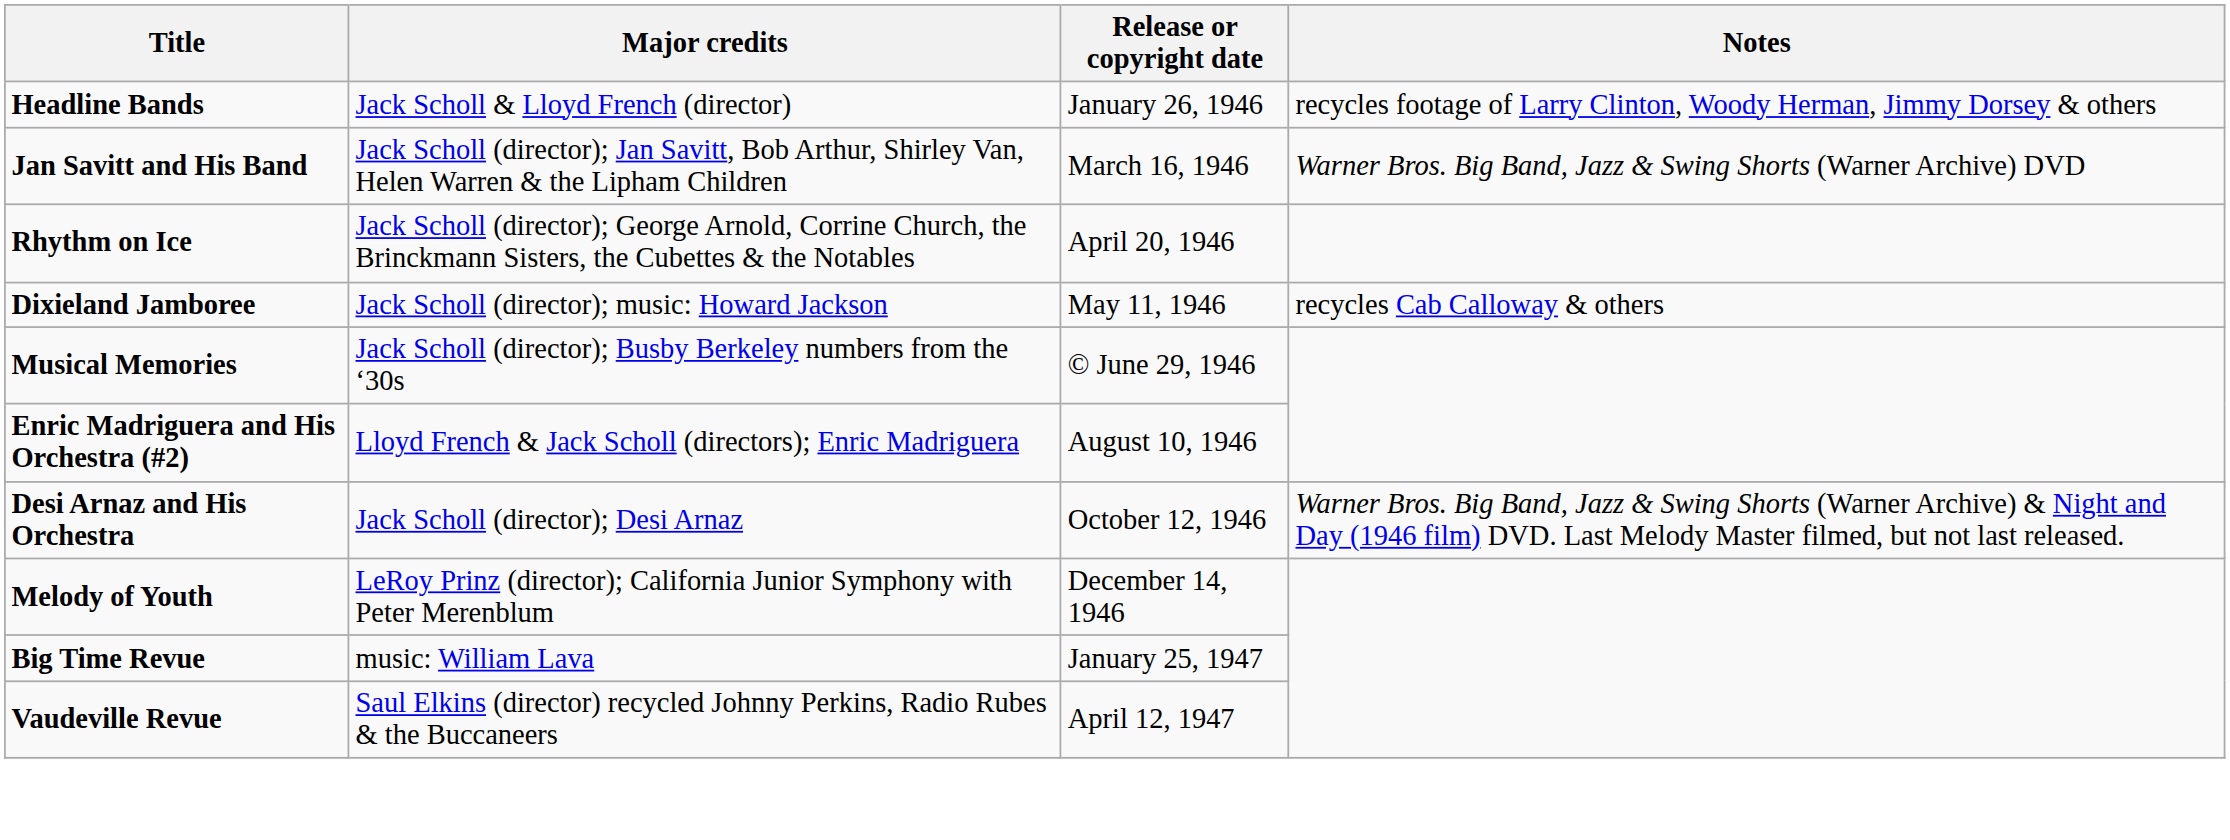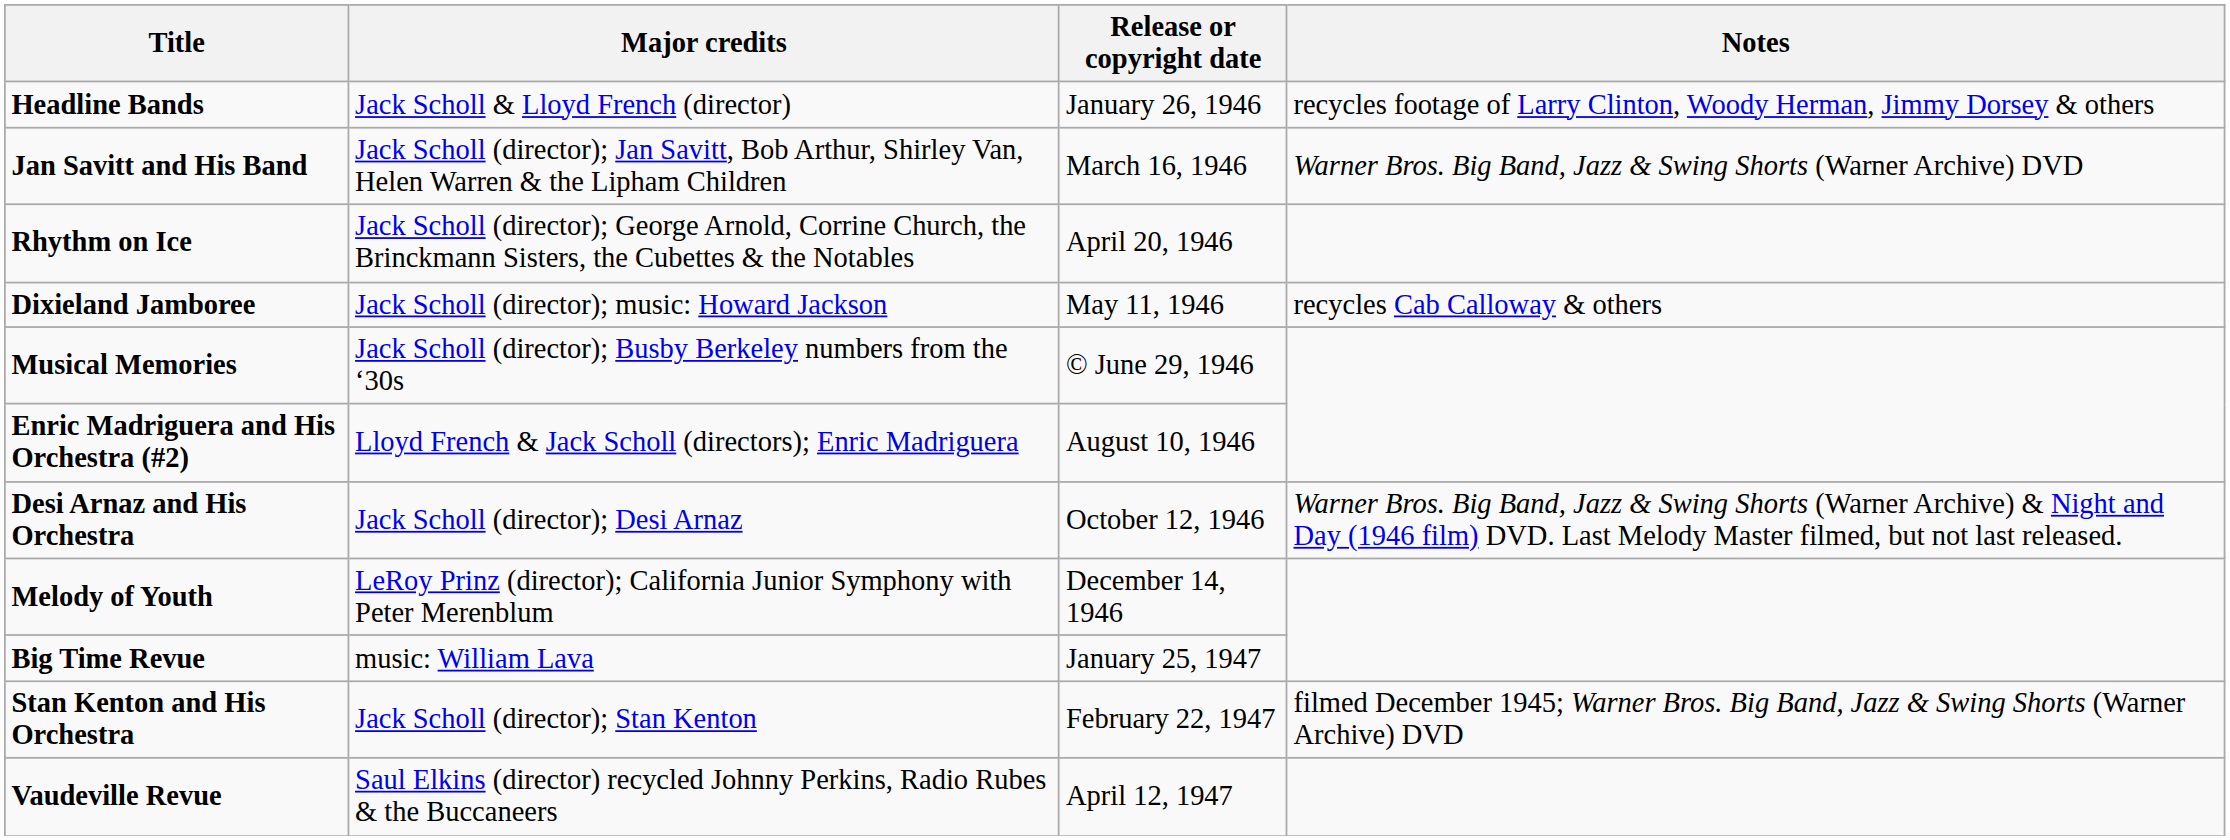+ row: (138, 719)
